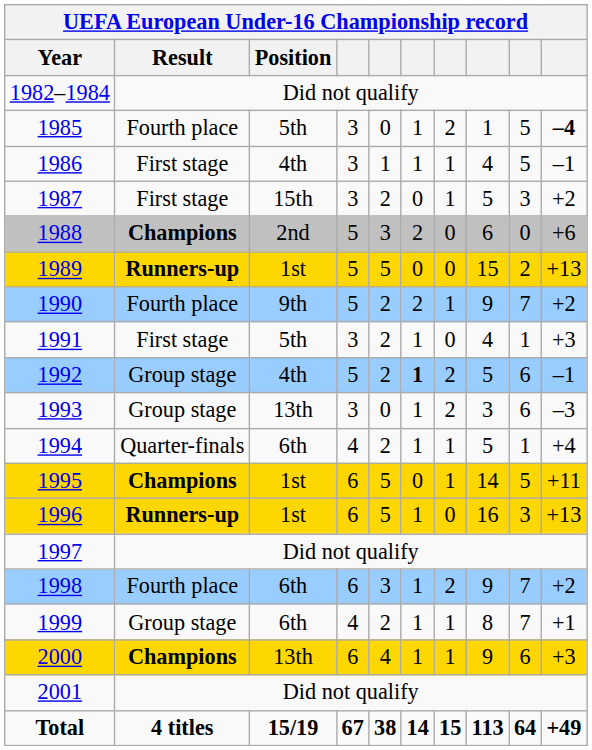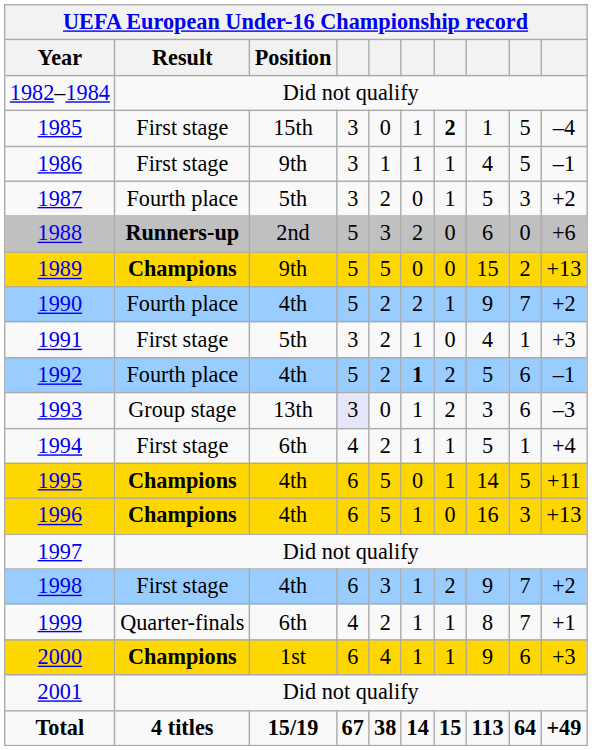(182, 127) Fourth place -> (182, 127) First stage
(293, 127) 5th -> (293, 127) 15th
(450, 127) normal -> (450, 127) bold
(564, 127) bold -> (564, 127) normal
(293, 163) 4th -> (293, 163) 9th
(182, 198) First stage -> (182, 198) Fourth place
(293, 198) 15th -> (293, 198) 5th
(182, 233) Champions -> (182, 233) Runners-up
(182, 269) Runners-up -> (182, 269) Champions
(293, 269) 1st -> (293, 269) 9th
(293, 304) 9th -> (293, 304) 4th
(182, 374) Group stage -> (182, 374) Fourth place
(353, 410) no background -> (353, 410) lavender background
(182, 445) Quarter-finals -> (182, 445) First stage
(293, 480) 1st -> (293, 480) 4th
(182, 515) Runners-up -> (182, 515) Champions
(293, 515) 1st -> (293, 515) 4th
(182, 586) Fourth place -> (182, 586) First stage
(293, 586) 6th -> (293, 586) 4th
(182, 621) Group stage -> (182, 621) Quarter-finals
(293, 657) 13th -> (293, 657) 1st
